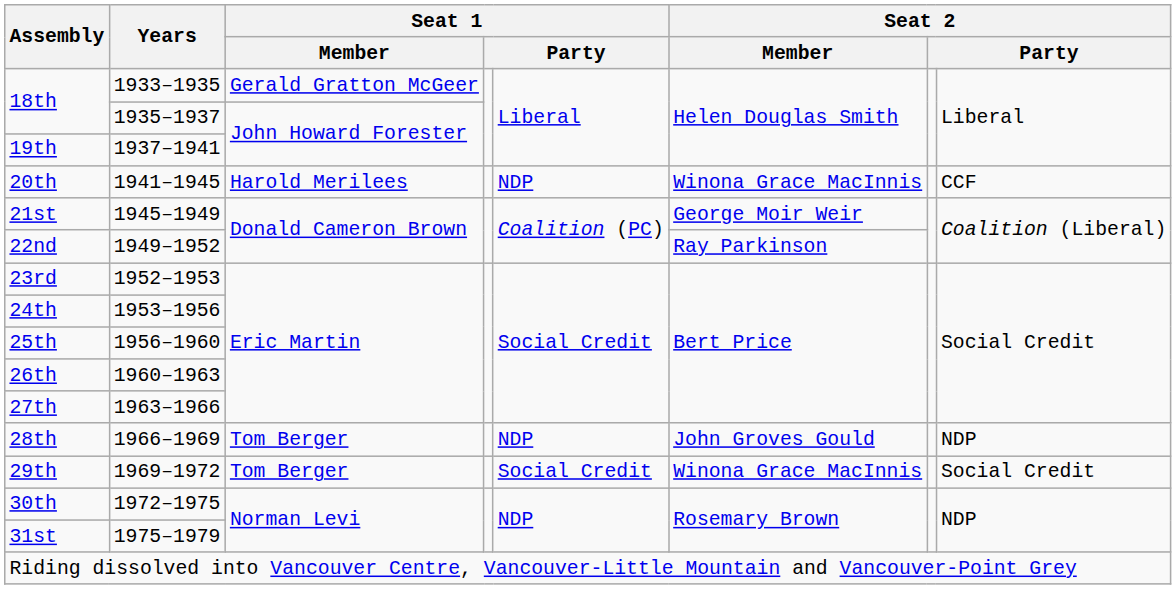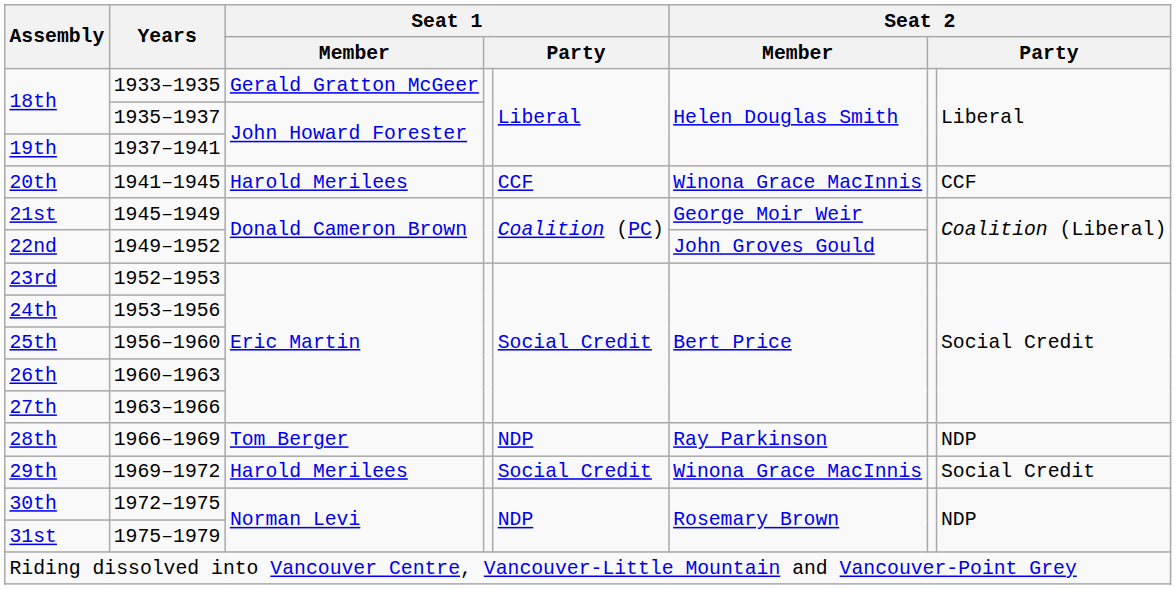(516, 182) NDP -> (516, 182) CCF
(750, 246) Ray Parkinson -> (774, 246) John Groves Gould
(774, 440) John Groves Gould -> (750, 440) Ray Parkinson
(289, 472) Tom Berger -> (319, 472) Harold Merilees
